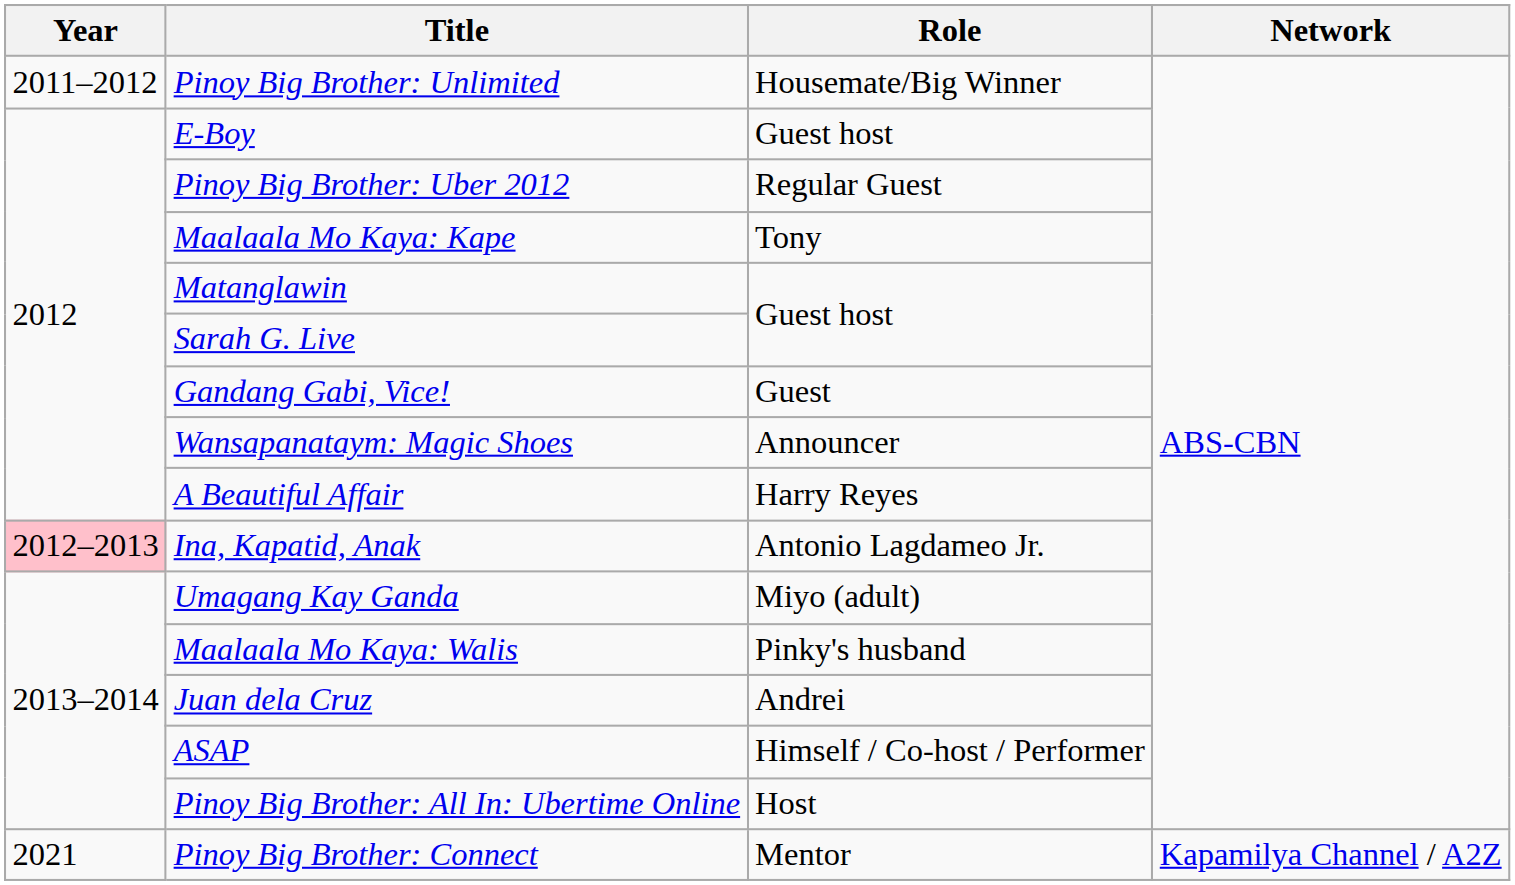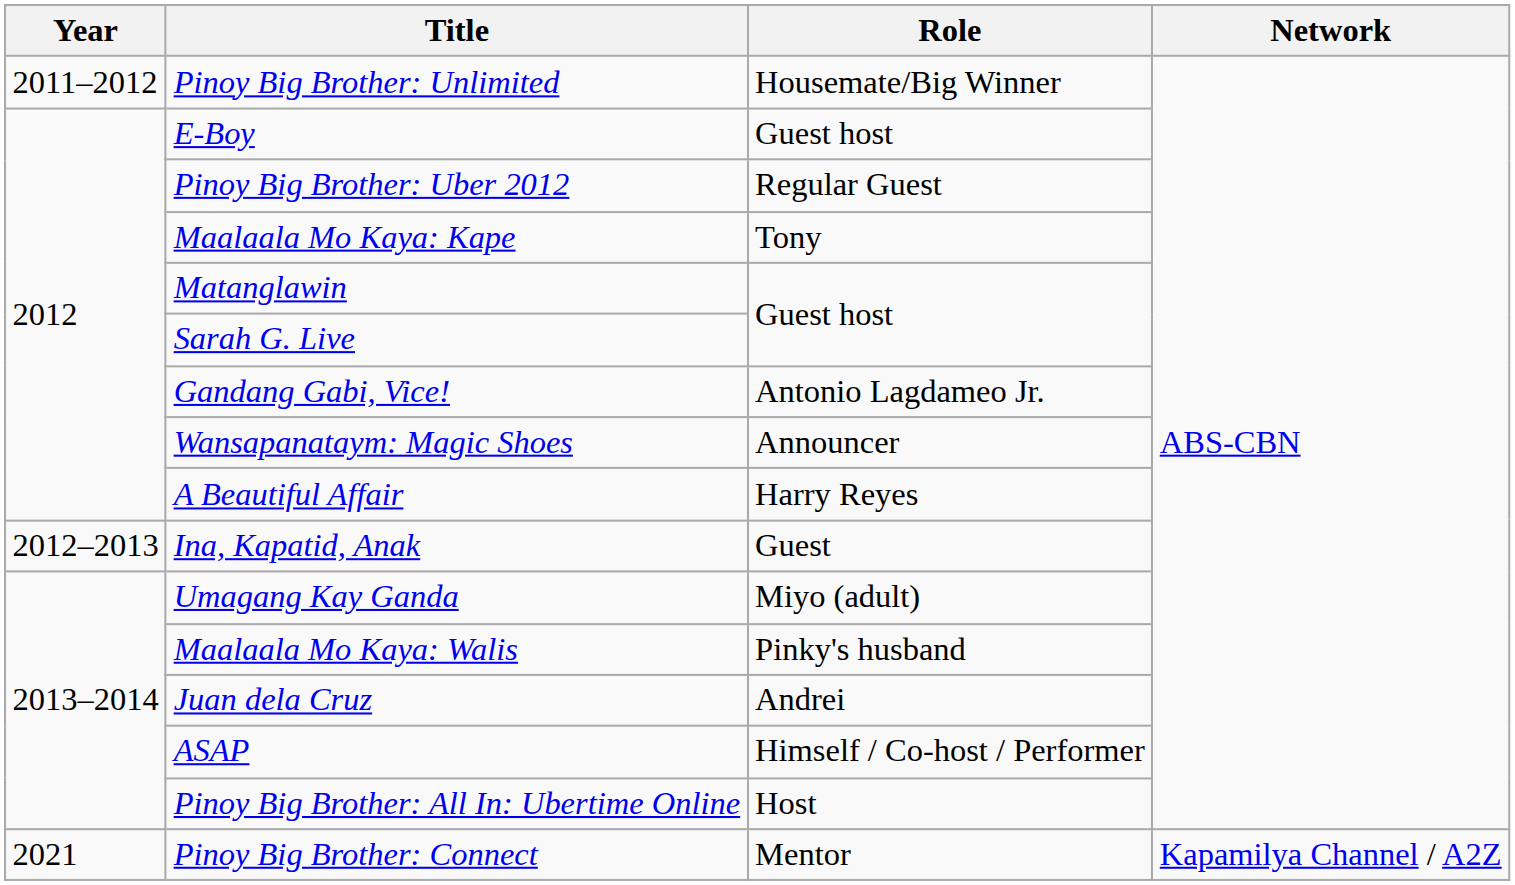(793, 390) Guest -> (900, 390) Antonio Lagdameo Jr.
(86, 545) pink background -> (86, 545) no background
(900, 545) Antonio Lagdameo Jr. -> (793, 545) Guest
